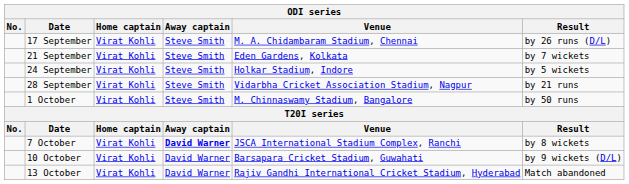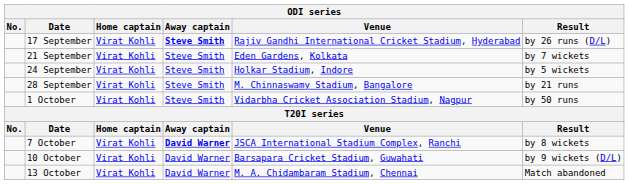(195, 41) normal -> (195, 41) bold
(326, 41) M. A. Chidambaram Stadium, Chennai -> (377, 41) Rajiv Gandhi International Cricket Stadium, Hyderabad
(353, 85) Vidarbha Cricket Association Stadium, Nagpur -> (323, 85) M. Chinnaswamy Stadium, Bangalore
(323, 99) M. Chinnaswamy Stadium, Bangalore -> (353, 99) Vidarbha Cricket Association Stadium, Nagpur
(377, 172) Rajiv Gandhi International Cricket Stadium, Hyderabad -> (326, 172) M. A. Chidambaram Stadium, Chennai
